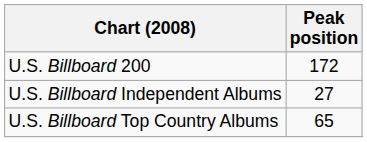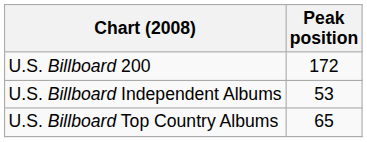(324, 94) 27 -> (324, 94) 53
